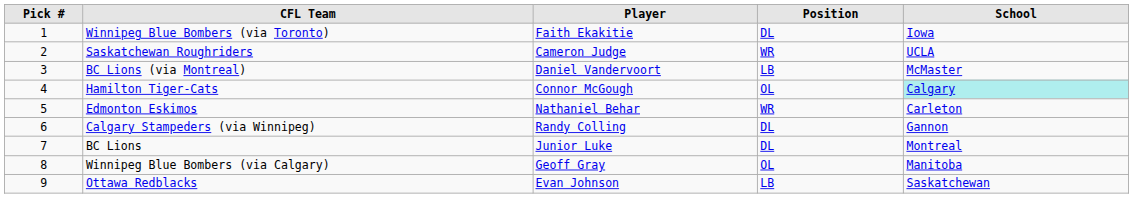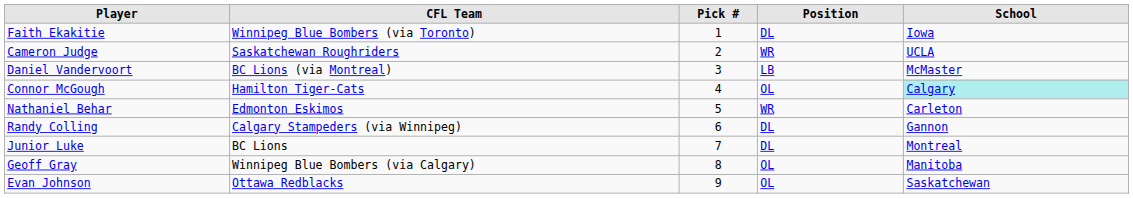columns swapped: (44, 14) <-> (645, 14)
(767, 184) LB -> (767, 184) OL
